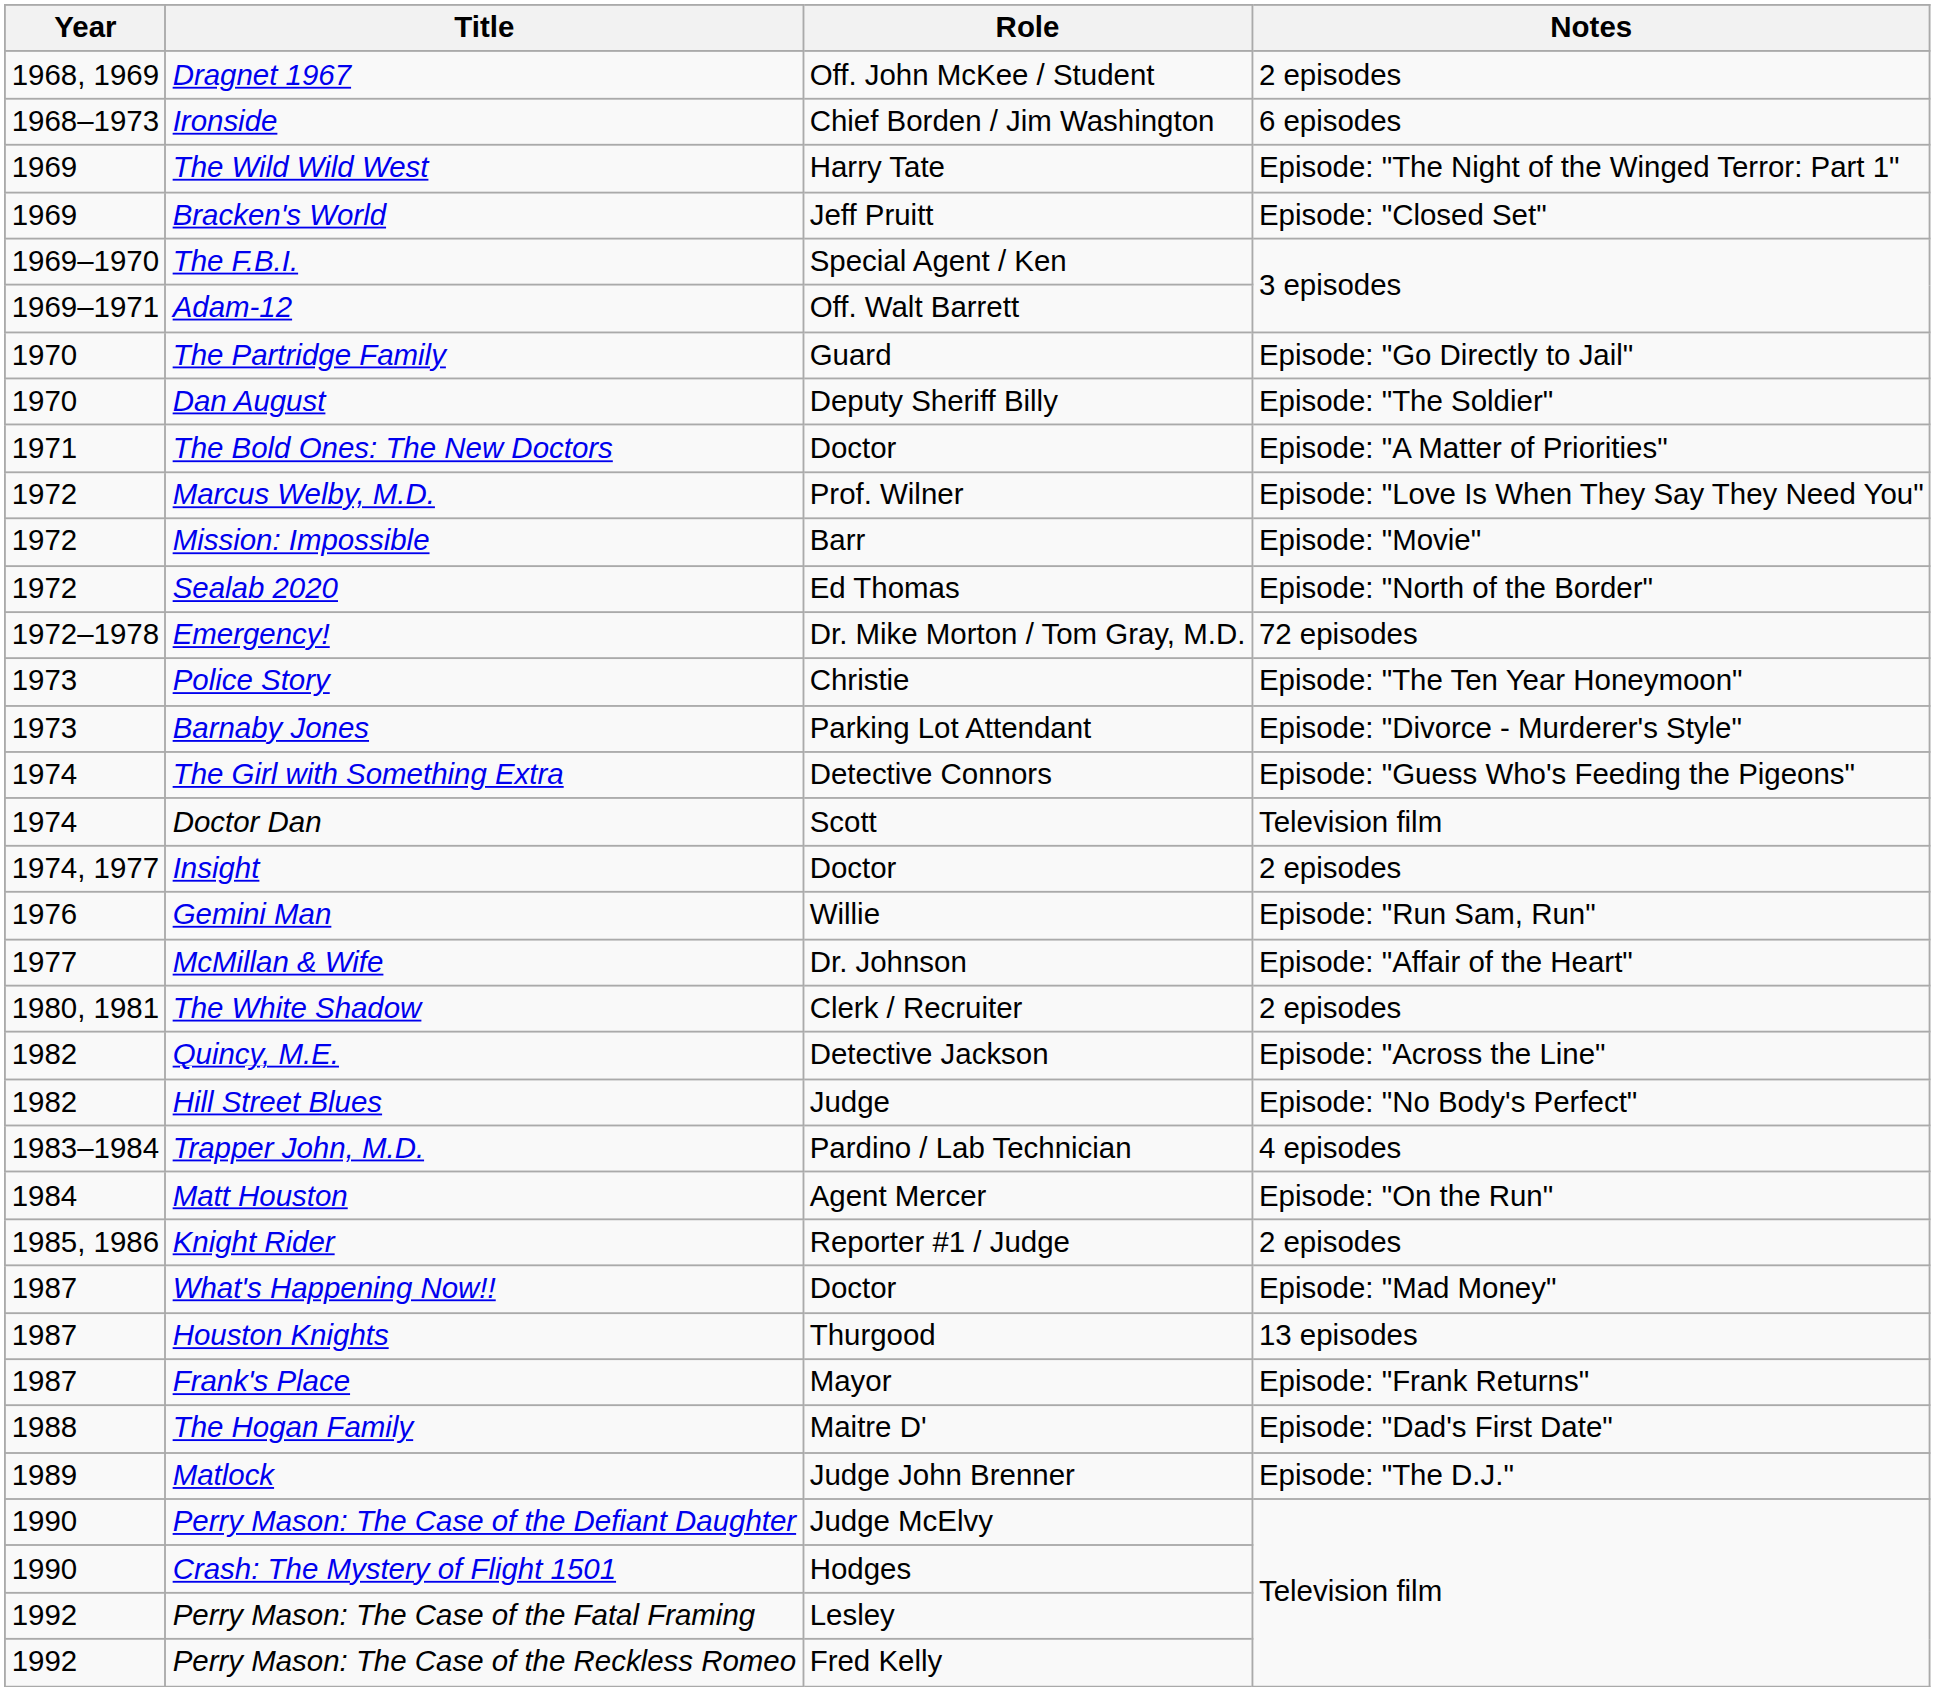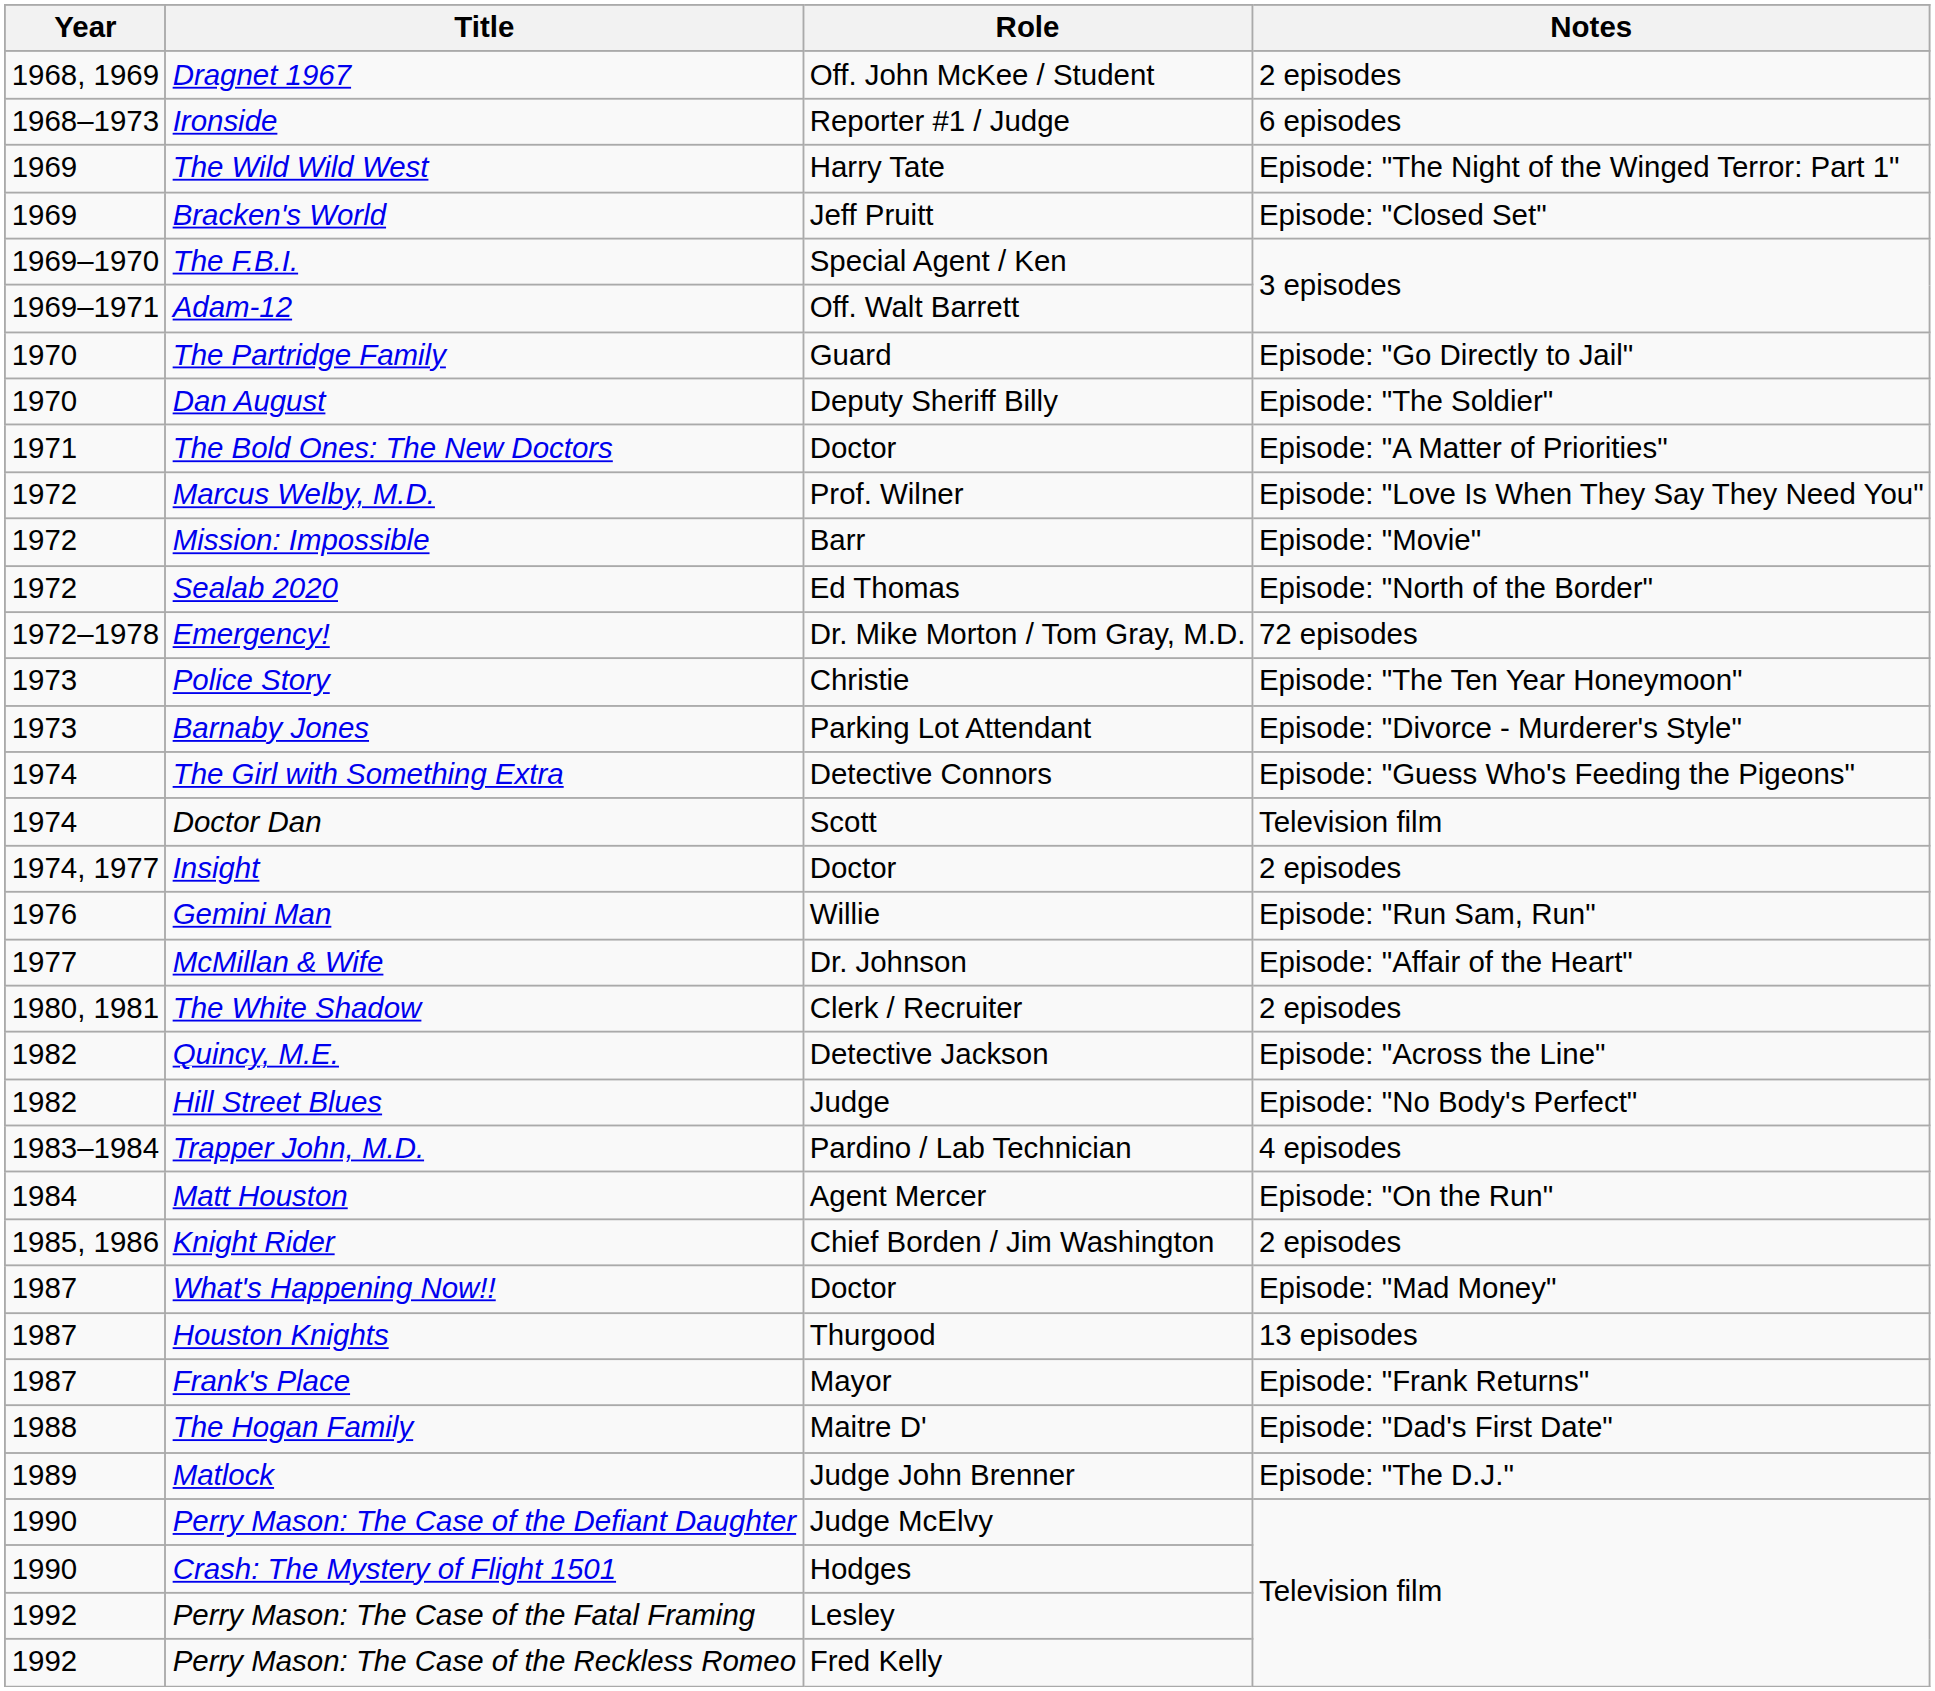(1012, 121) Chief Borden / Jim Washington -> (940, 121) Reporter #1 / Judge
(940, 1241) Reporter #1 / Judge -> (1012, 1241) Chief Borden / Jim Washington
